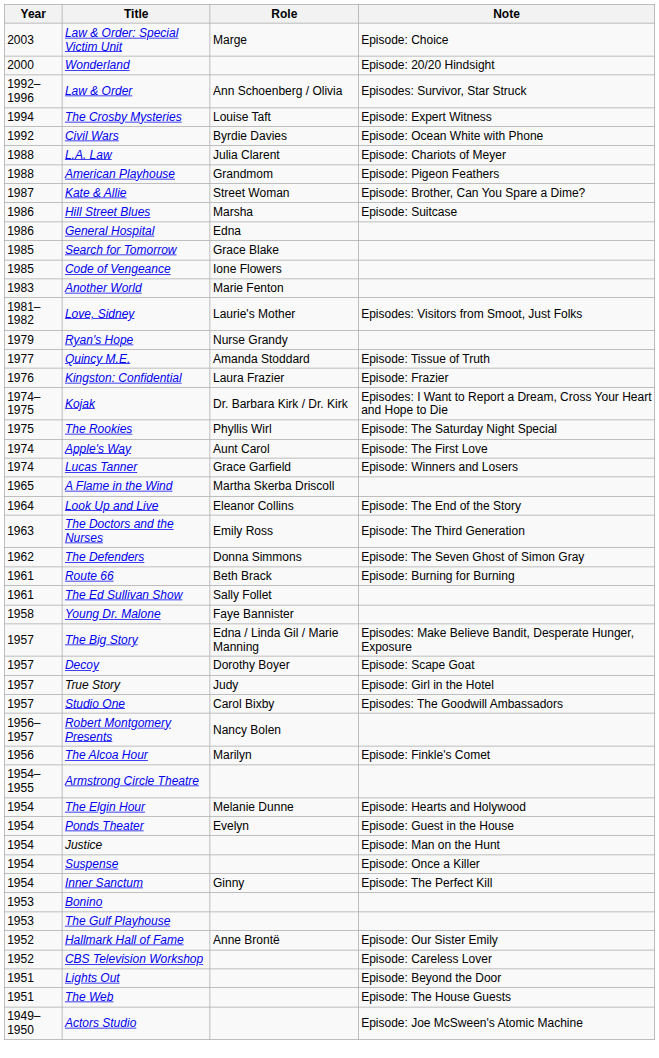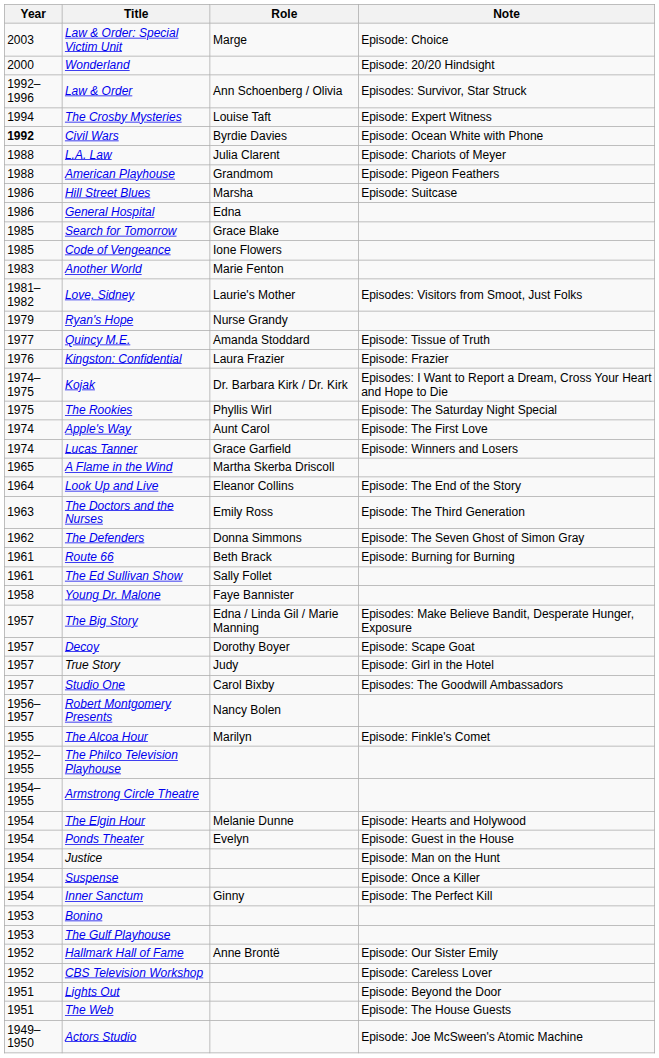(20, 136) normal -> (20, 136) bold
- row: (96, 193)
(20, 755) 1956 -> (20, 736) 1955
+ row: (121, 762)
